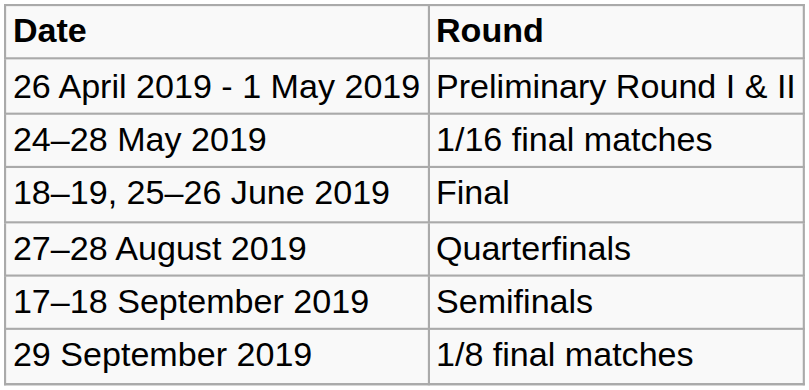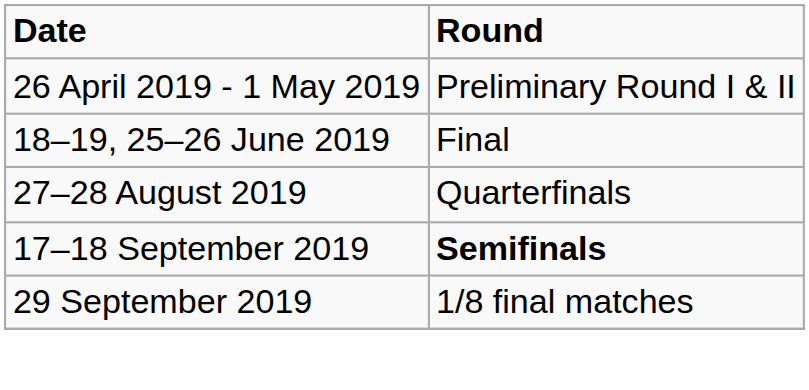- row: (140, 139)
(515, 301) normal -> (521, 247) bold
